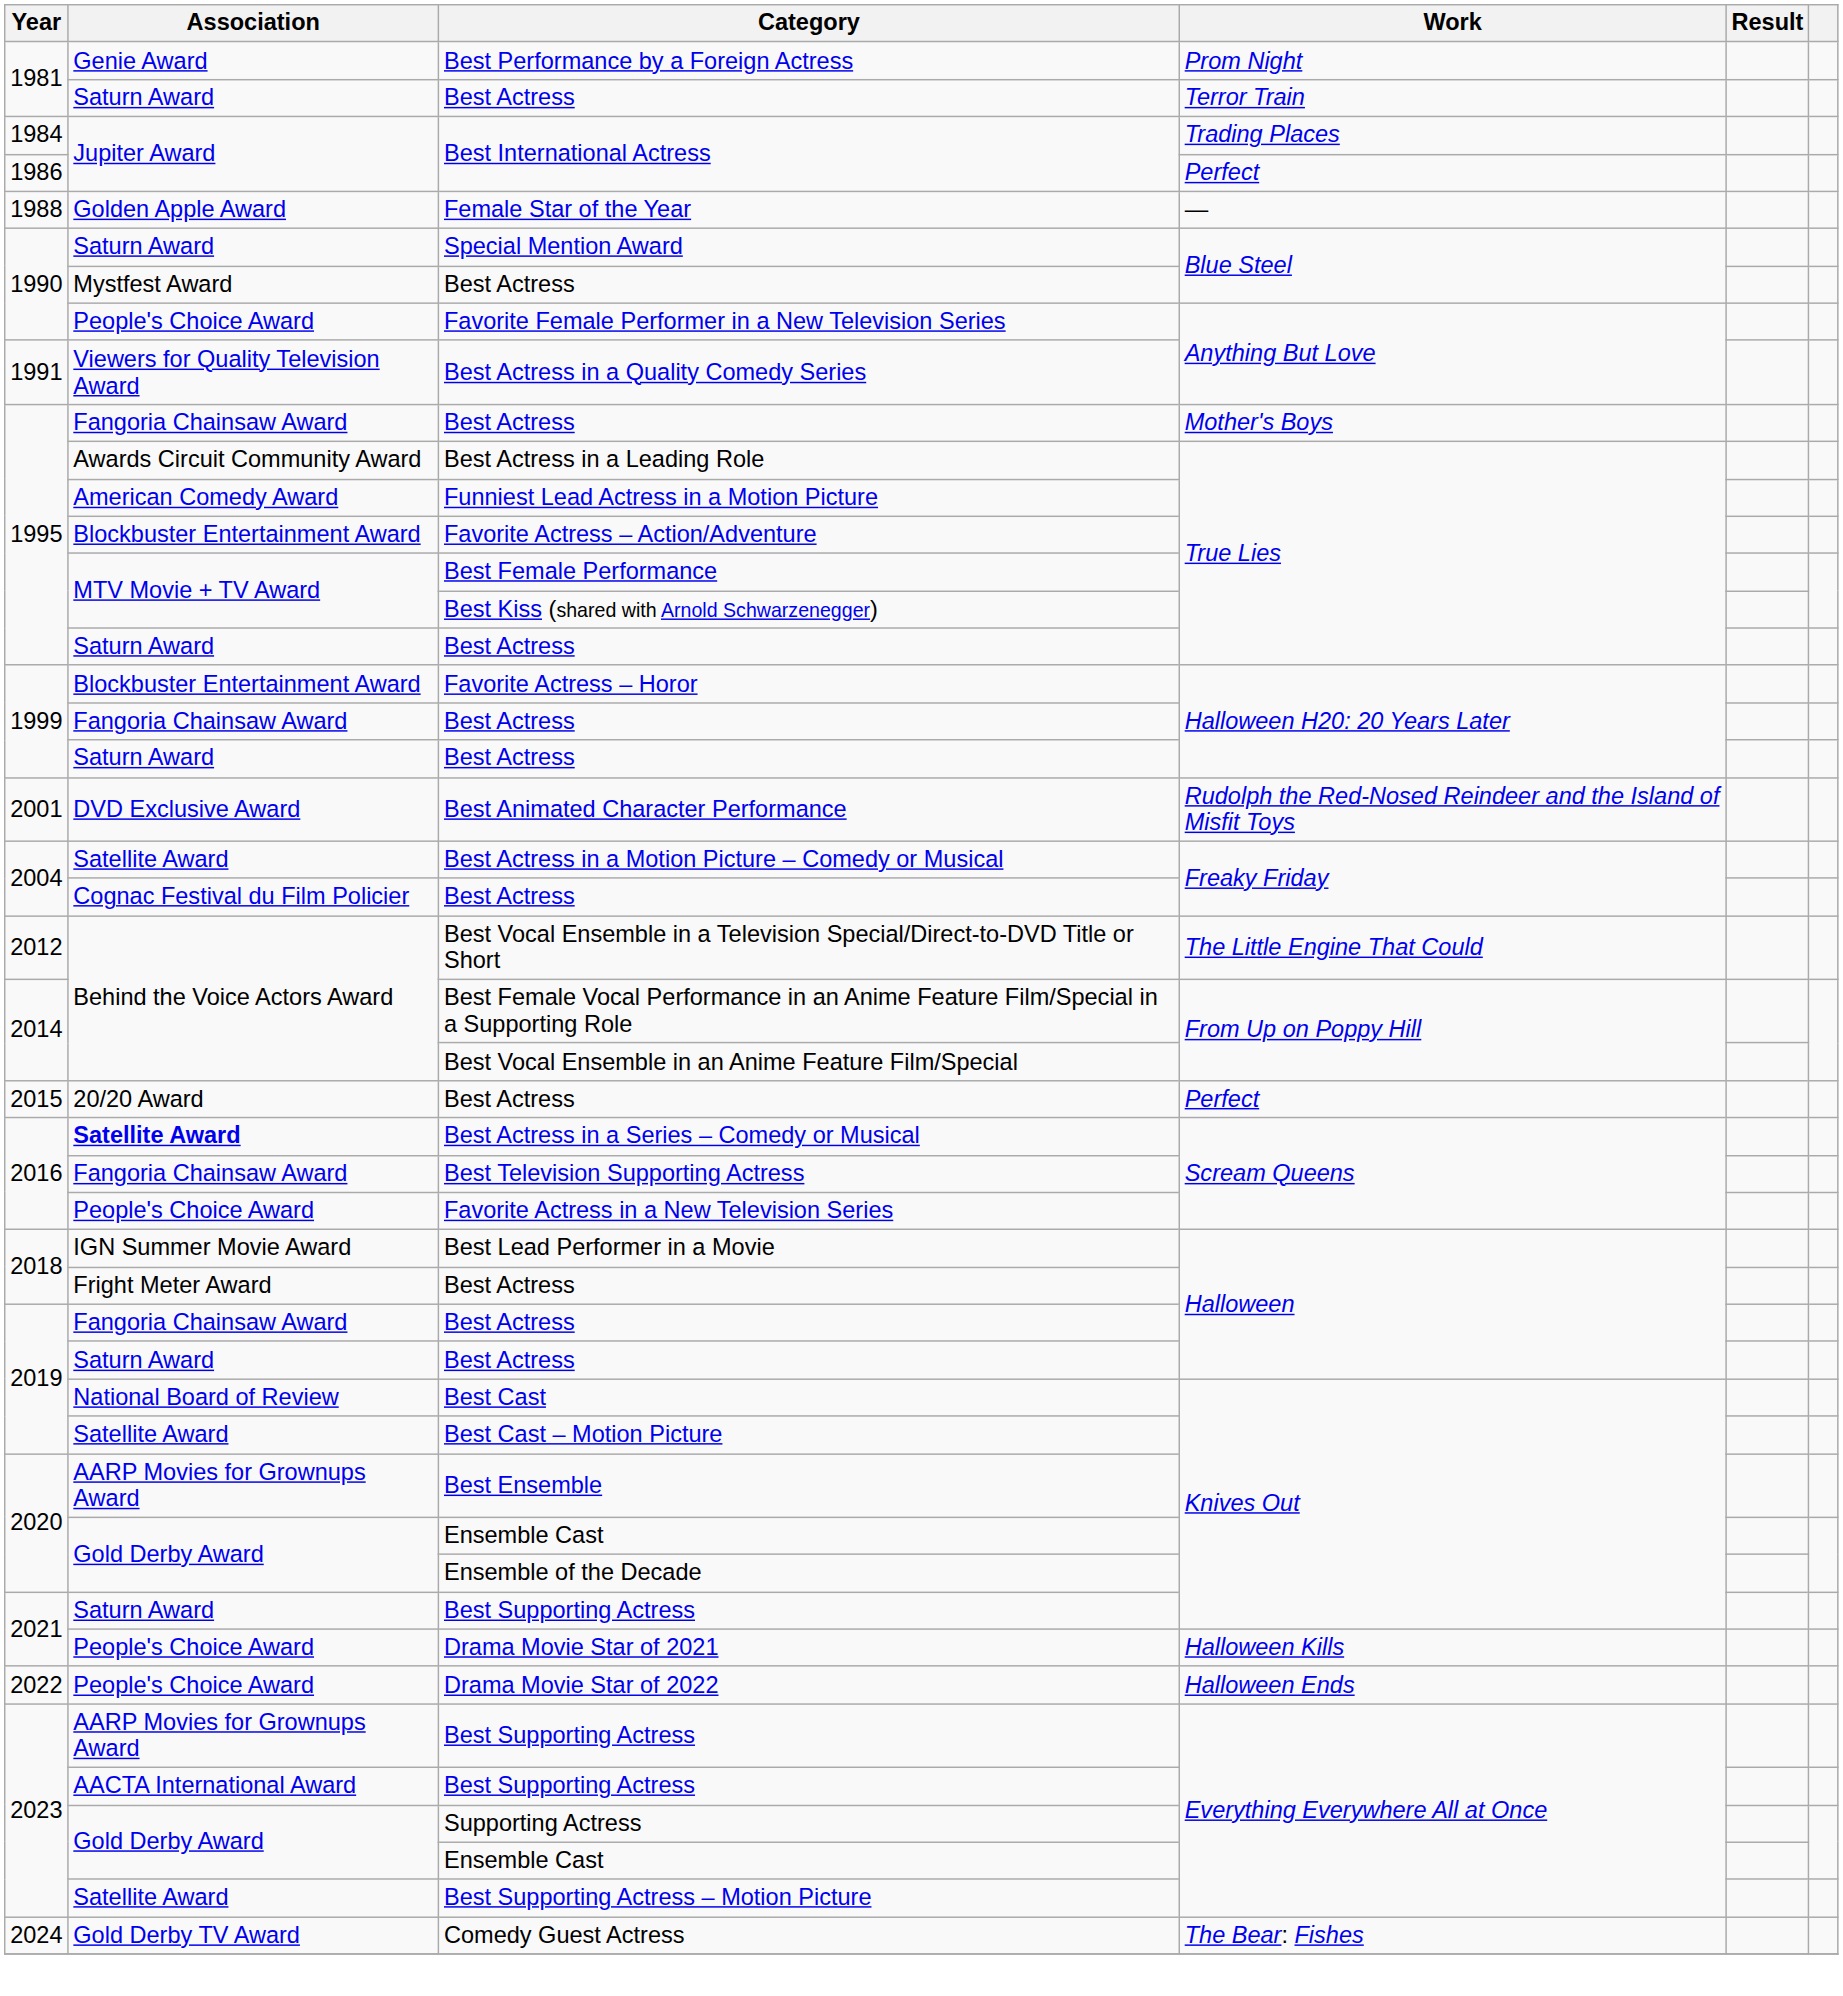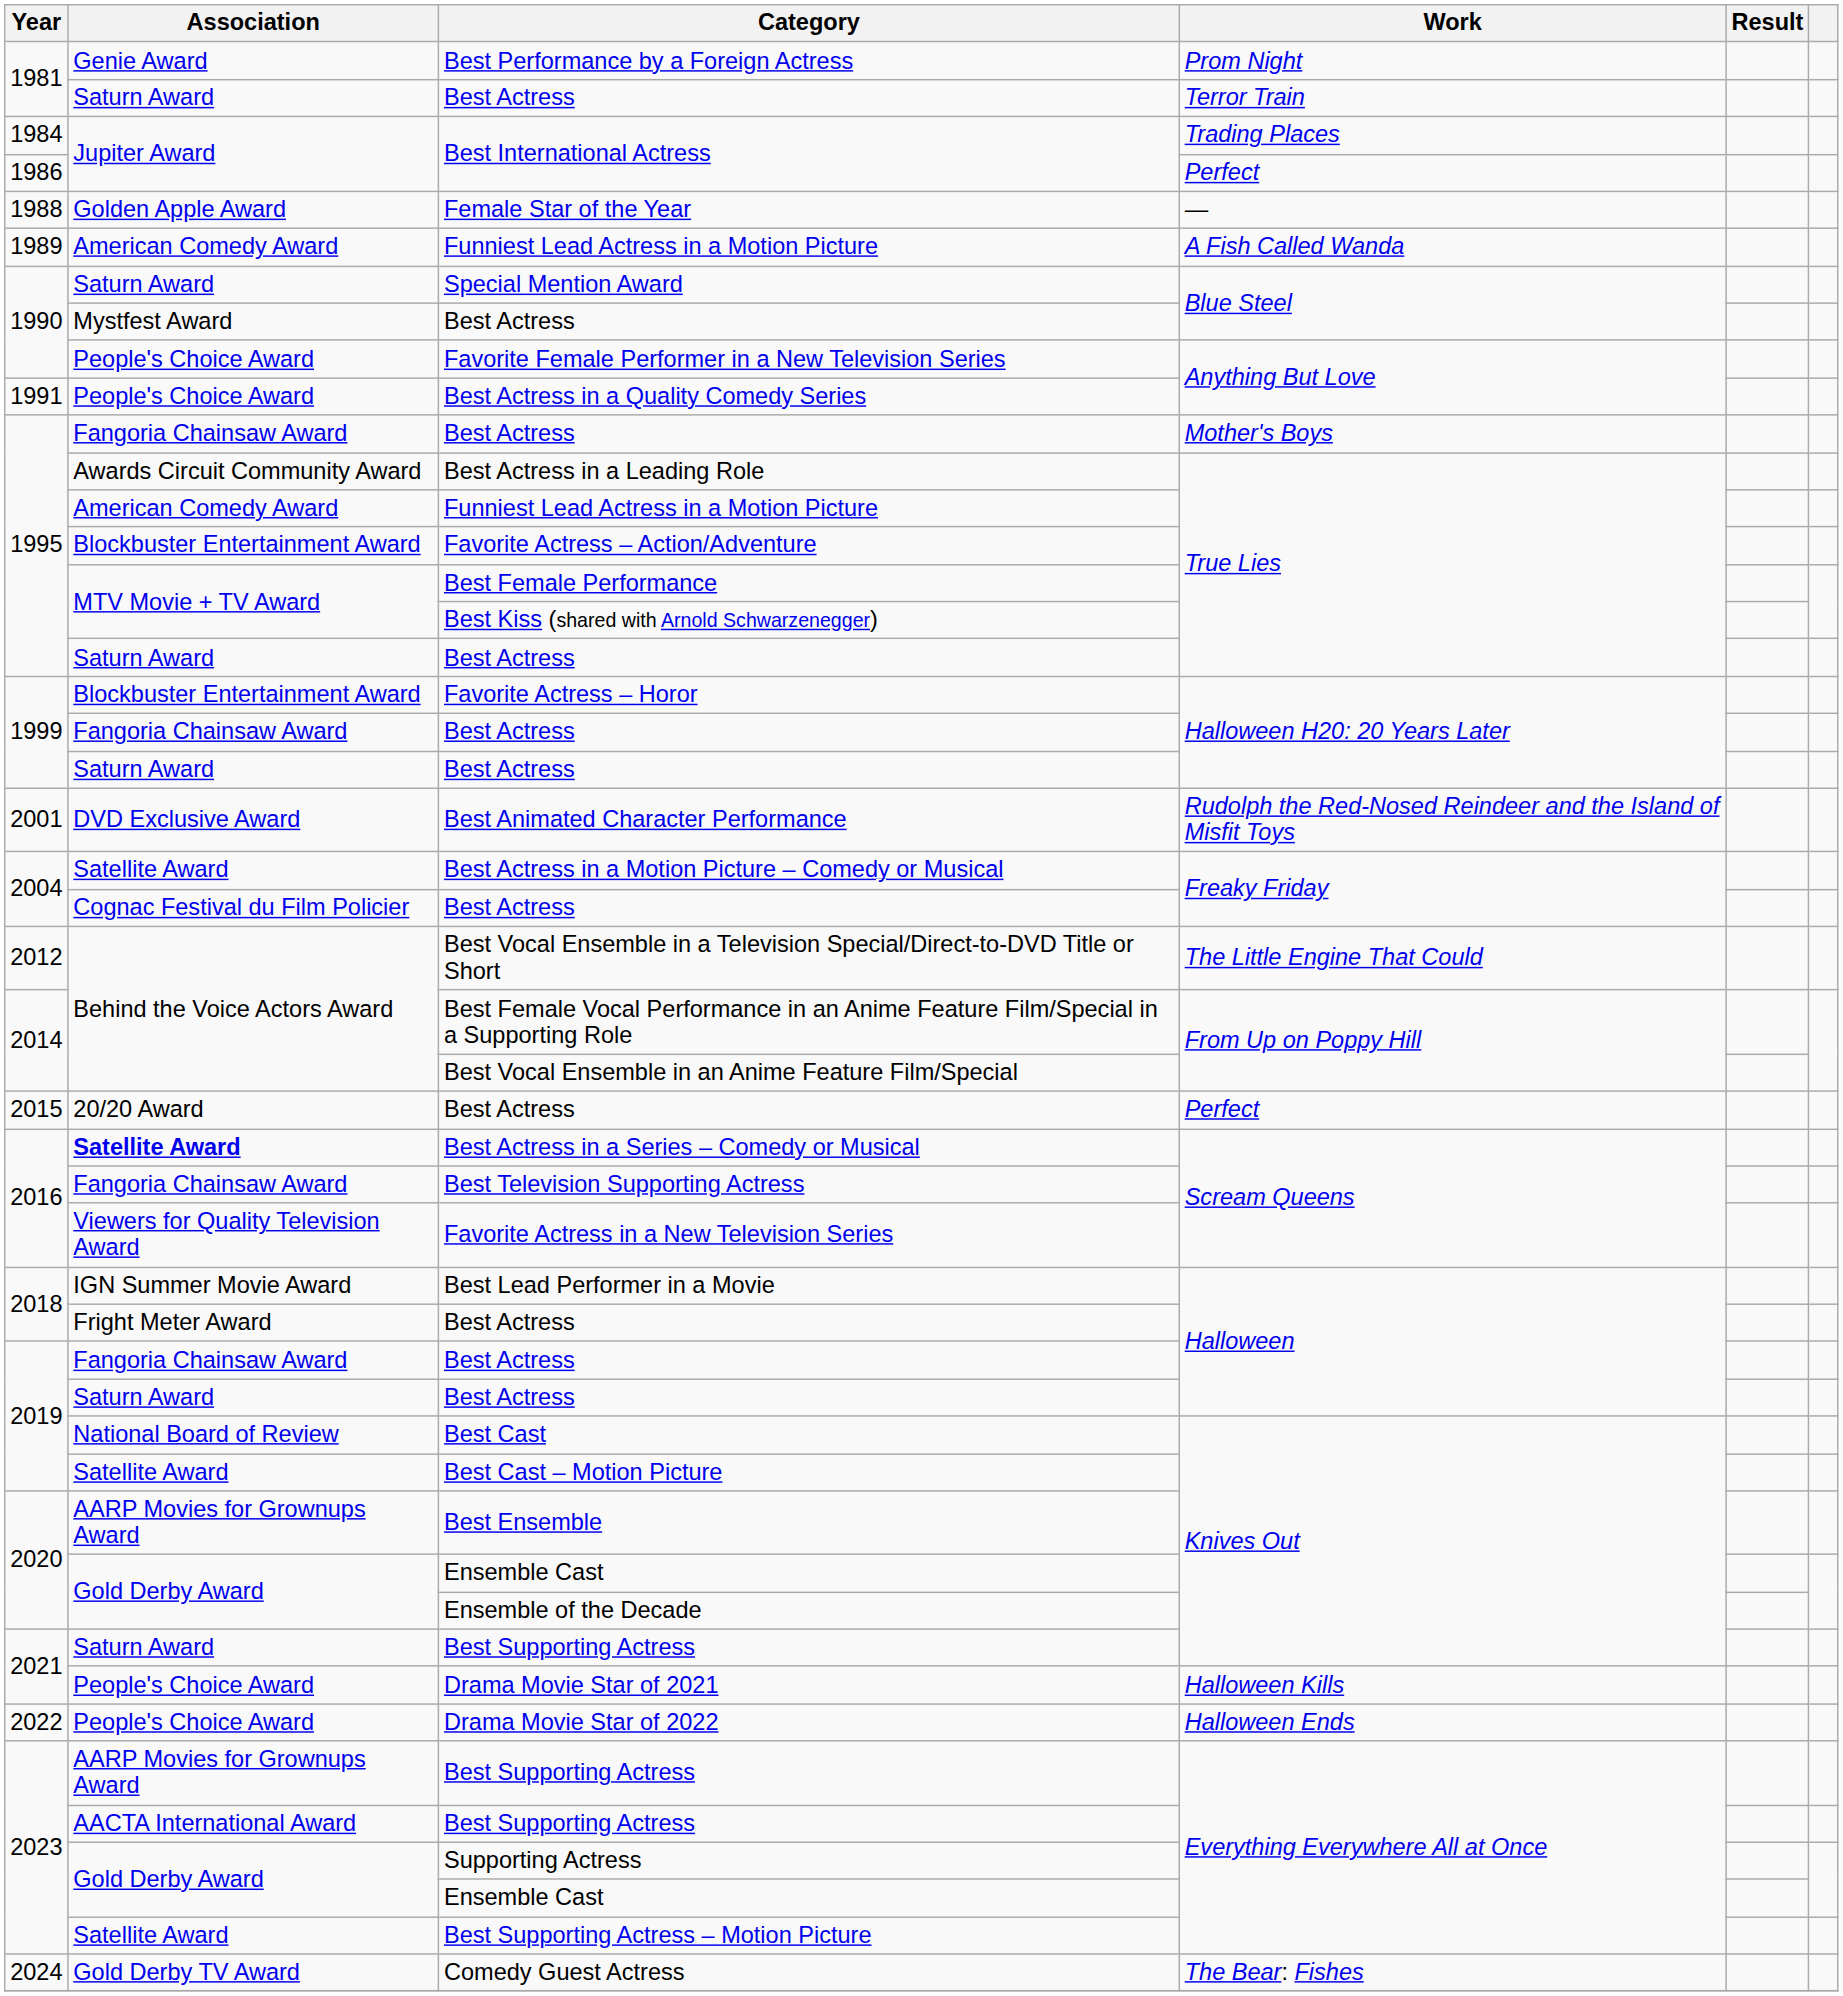+ row: (36, 246)
(226, 372) Viewers for Quality Television Award -> (194, 396) People's Choice Award
(194, 1210) People's Choice Award -> (226, 1234) Viewers for Quality Television Award
